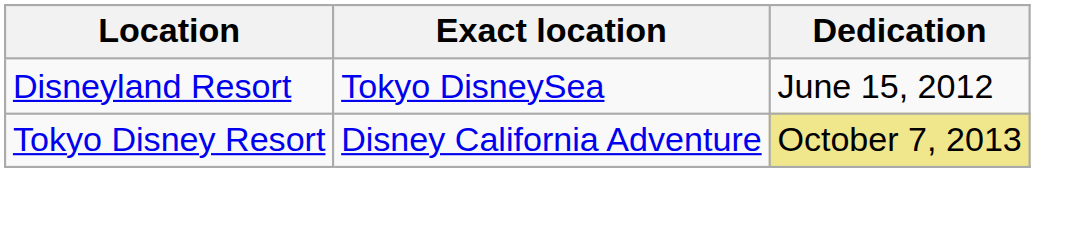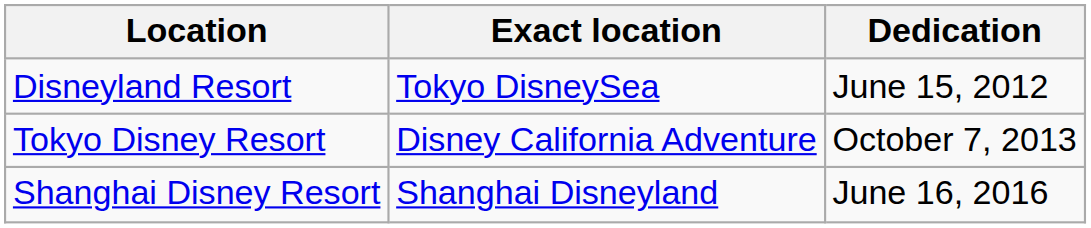(900, 139) khaki background -> (955, 139) no background
+ row: (197, 193)
